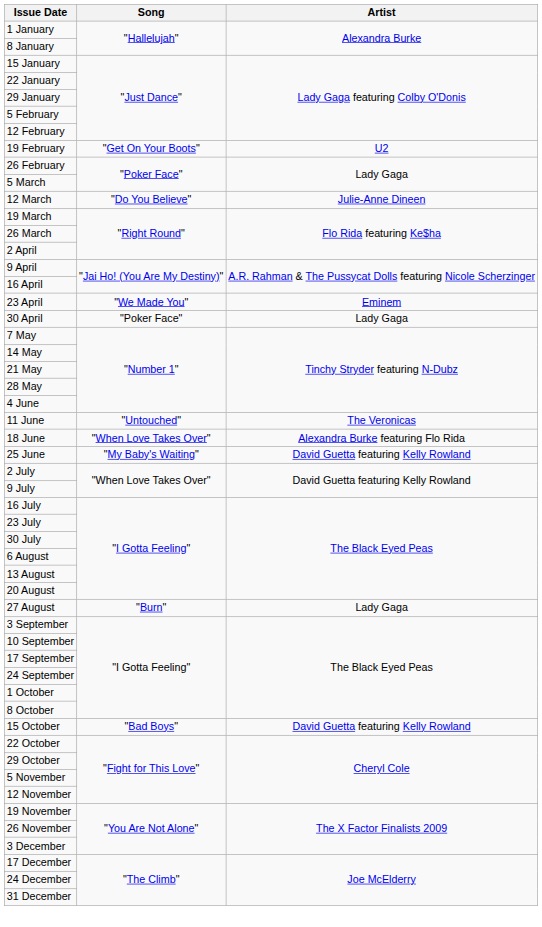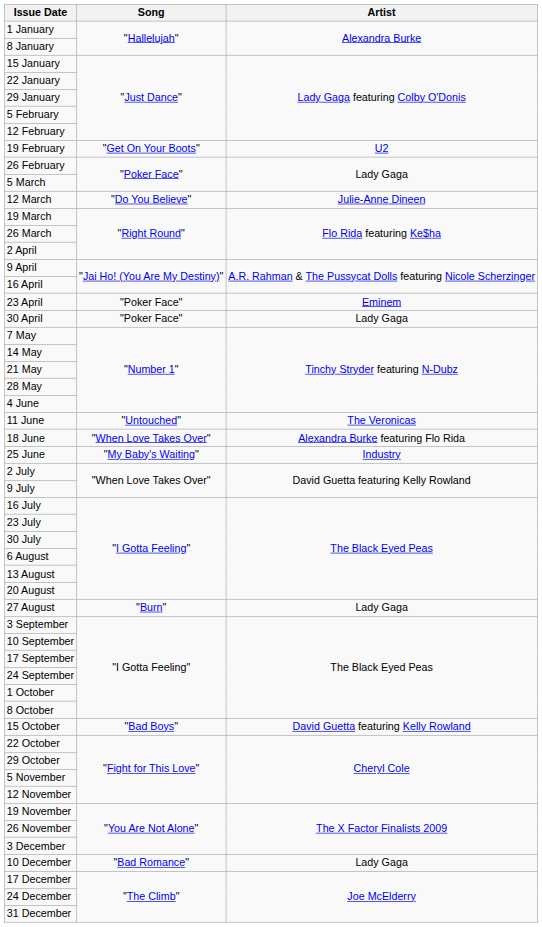(151, 302) "We Made You" -> (151, 302) "Poker Face"
(382, 455) David Guetta featuring Kelly Rowland -> (382, 455) Industry
+ row: (39, 863)
